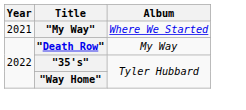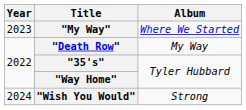(19, 30) 2021 -> (19, 30) 2023
+ row: (86, 96)
